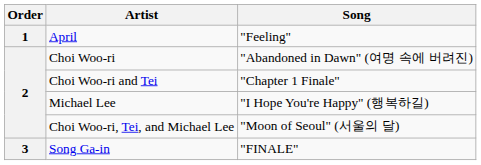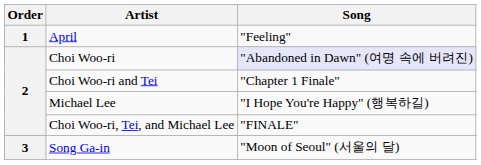(357, 57) no background -> (357, 57) lavender background
(320, 126) "Moon of Seoul" (서울의 달) -> (269, 125) "FINALE"
(269, 148) "FINALE" -> (320, 147) "Moon of Seoul" (서울의 달)
